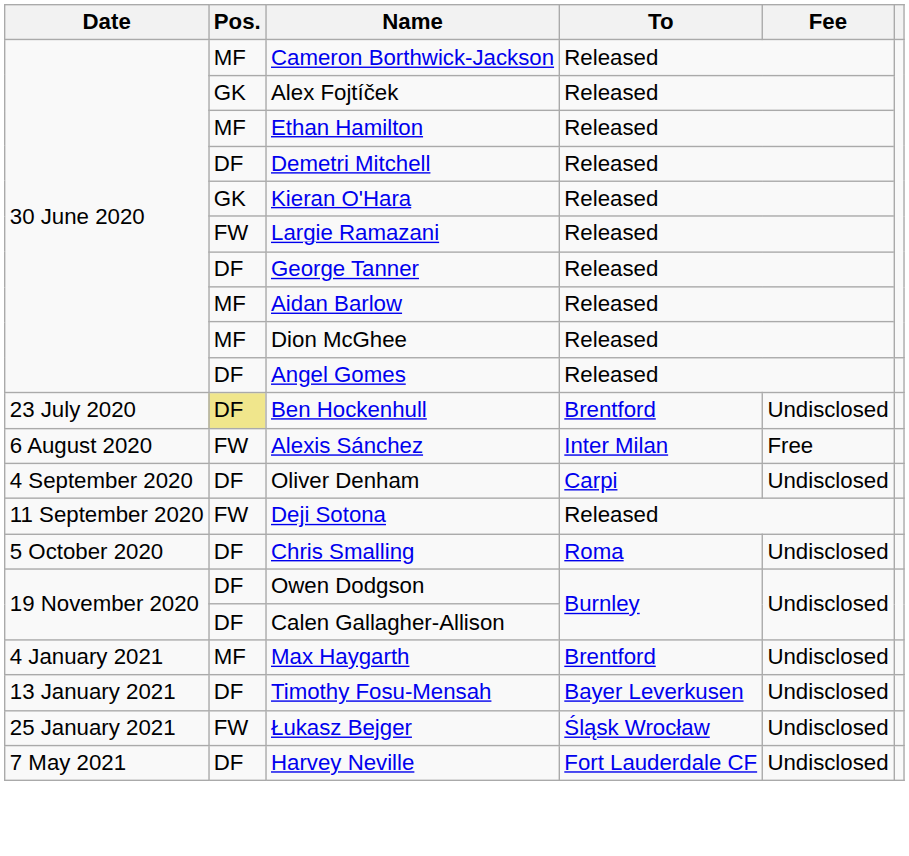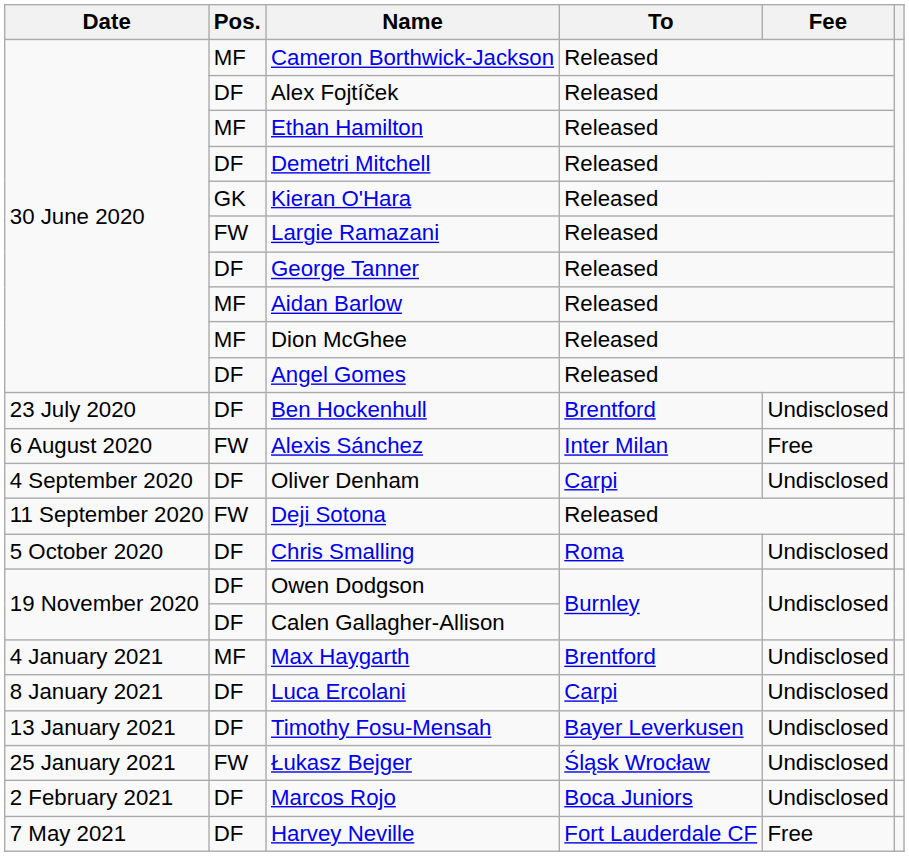(230, 92) GK -> (229, 92) DF
(229, 410) khaki background -> (229, 410) no background
+ row: (338, 692)
+ row: (333, 798)
(828, 762) Undisclosed -> (790, 833) Free
